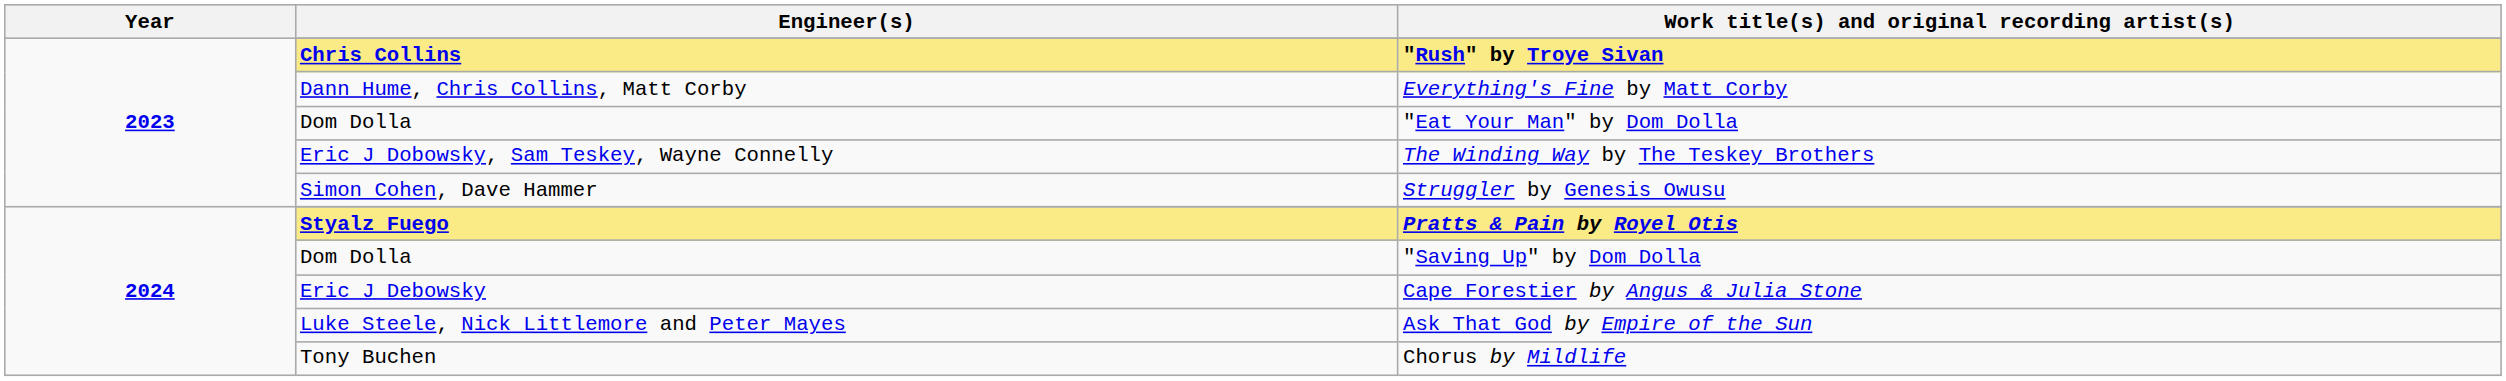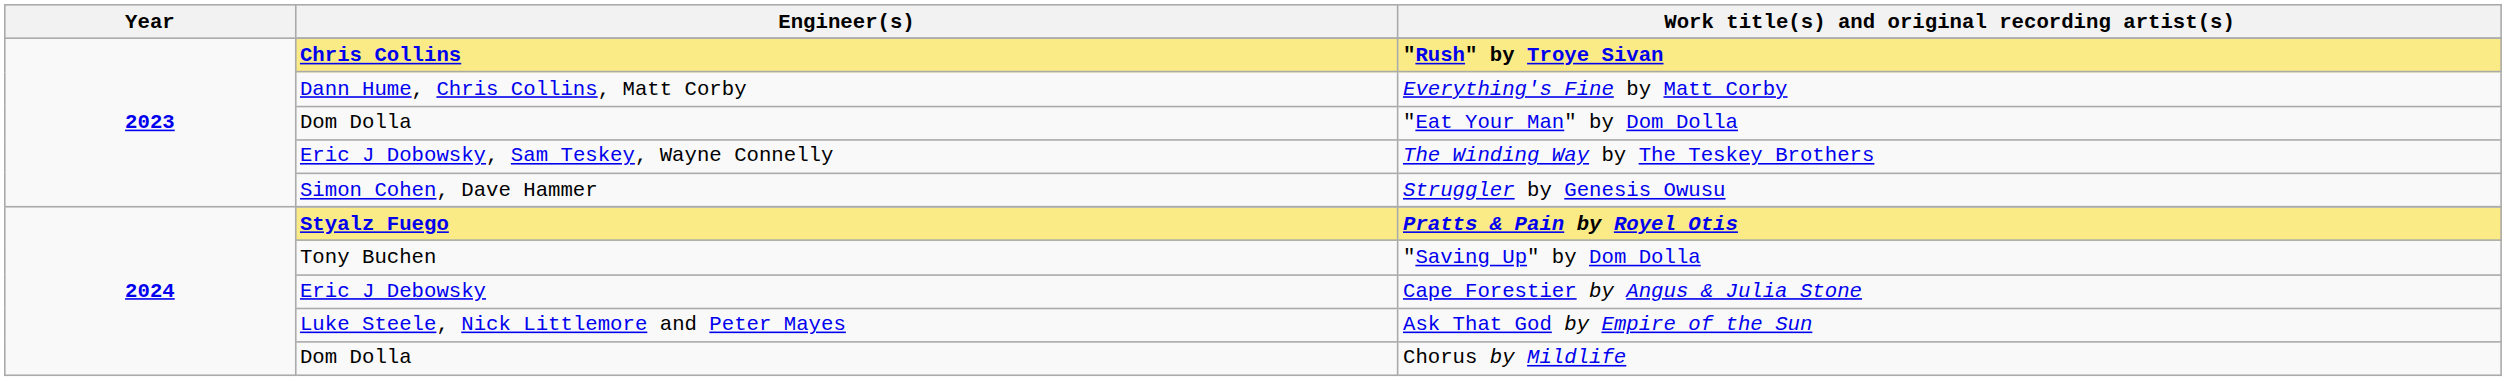(356, 257) Dom Dolla -> (368, 257) Tony Buchen
(368, 359) Tony Buchen -> (356, 359) Dom Dolla
